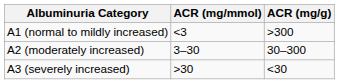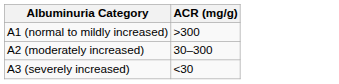- column: (218, 13)
